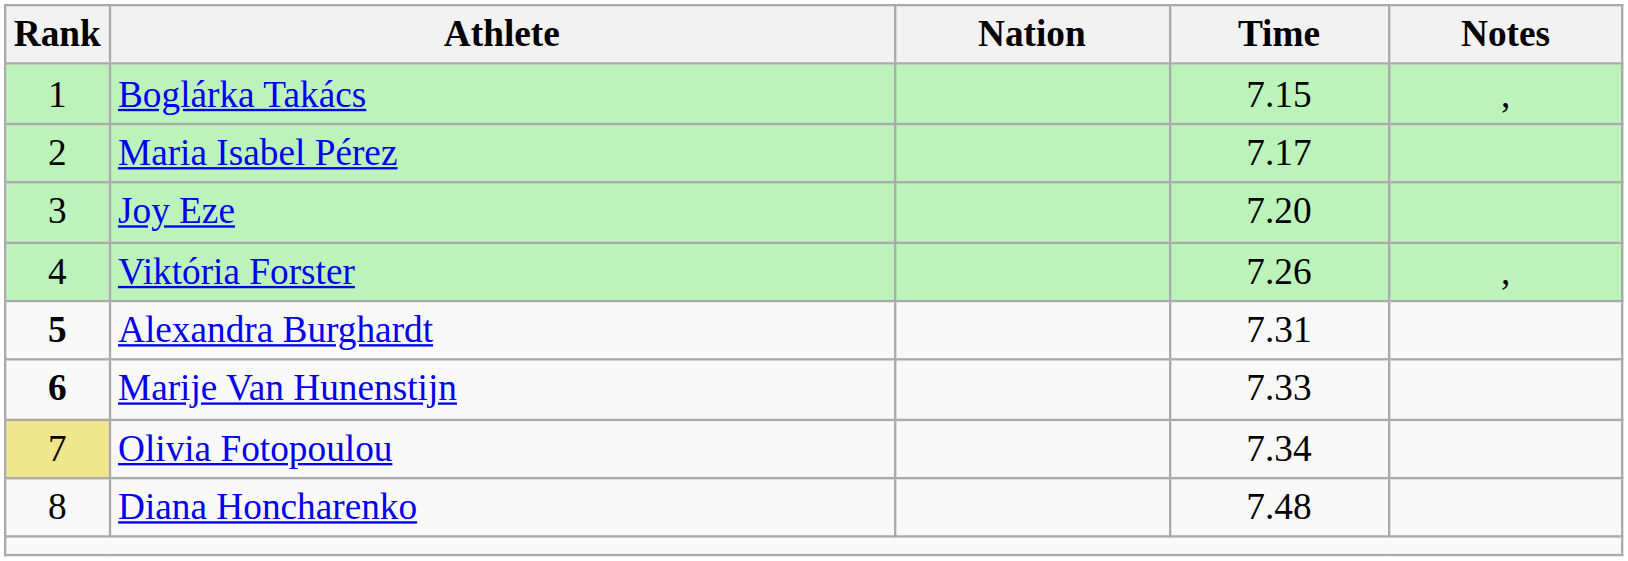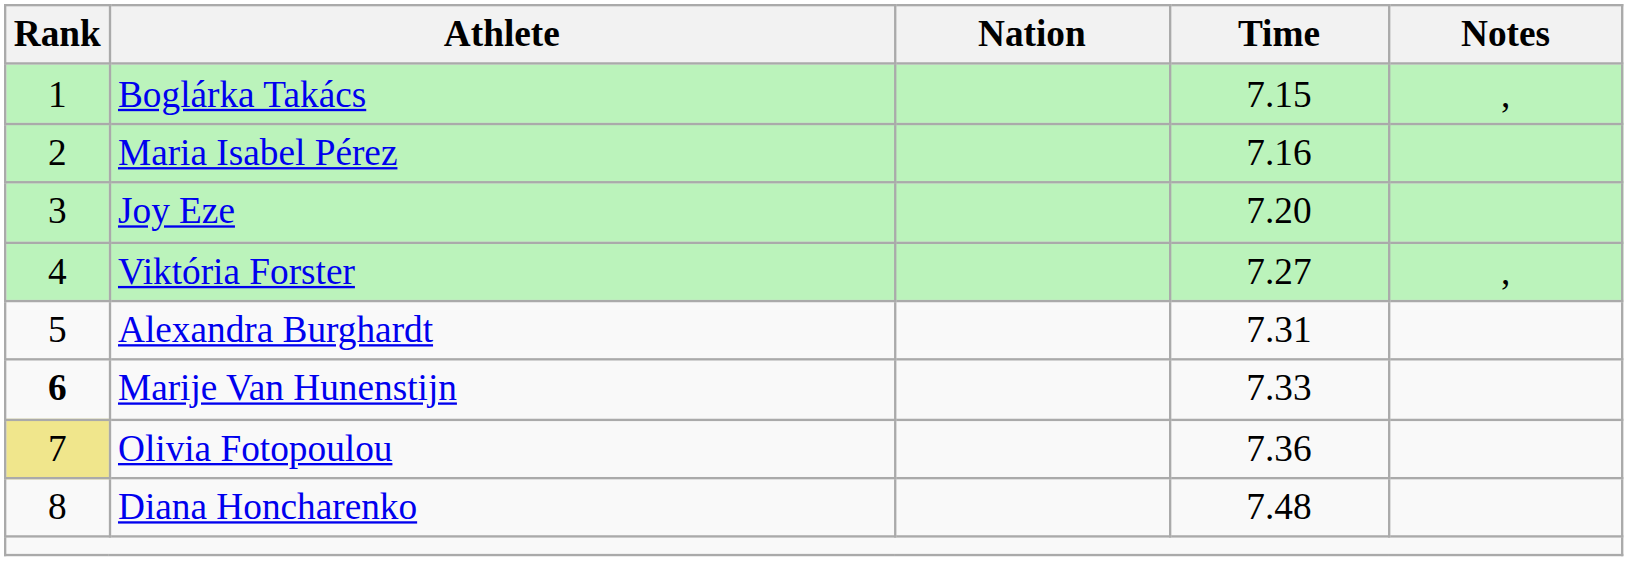(1279, 152) 7.17 -> (1279, 152) 7.16
(1279, 270) 7.26 -> (1279, 270) 7.27
(57, 329) bold -> (57, 329) normal
(1279, 447) 7.34 -> (1279, 447) 7.36
